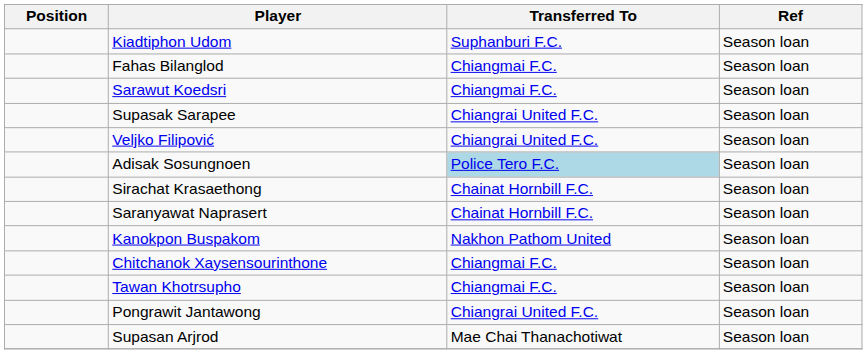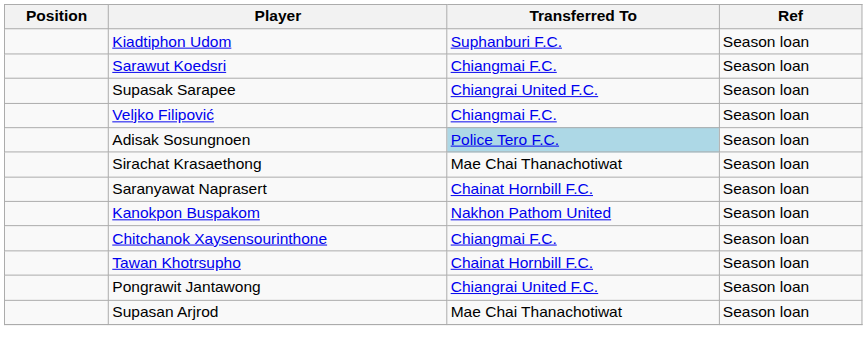- row: (168, 66)
(524, 139) Chiangrai United F.C. -> (504, 115) Chiangmai F.C.
(522, 189) Chainat Hornbill F.C. -> (536, 164) Mae Chai Thanachotiwat
(504, 287) Chiangmai F.C. -> (522, 262) Chainat Hornbill F.C.
